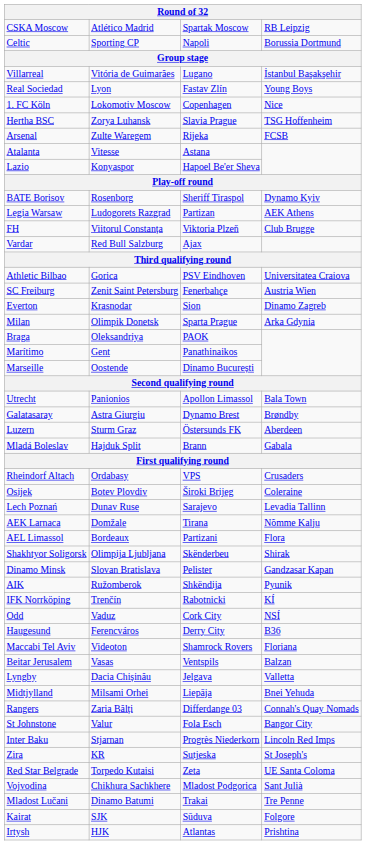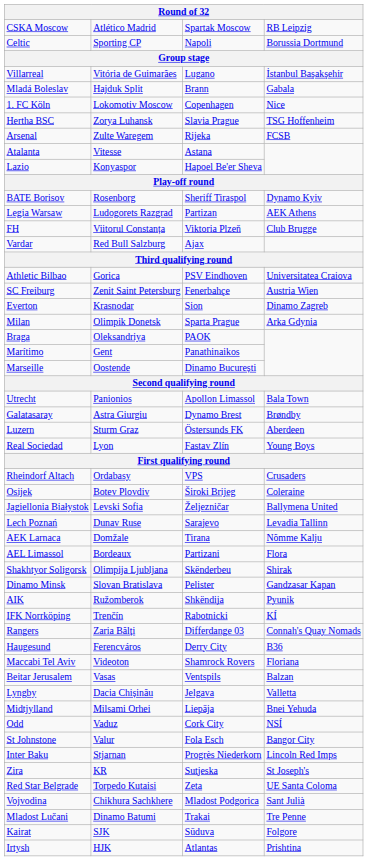rows swapped: (35, 89) <-> (37, 445)
+ row: (48, 507)
rows swapped: (15, 615) <-> (23, 708)
